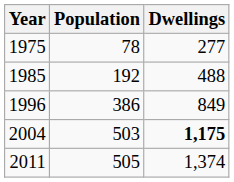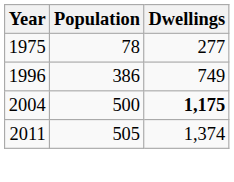- row: (27, 76)
(211, 105) 849 -> (211, 76) 749
(126, 133) 503 -> (126, 105) 500
